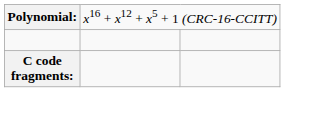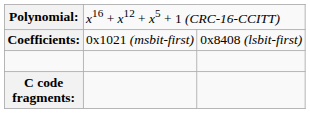+ row: (44, 40)
